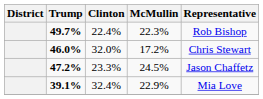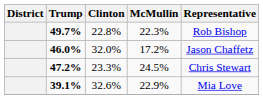(106, 31) 22.4% -> (106, 31) 22.8%
(220, 49) Chris Stewart -> (220, 49) Jason Chaffetz
(220, 67) Jason Chaffetz -> (220, 67) Chris Stewart
(106, 85) 32.4% -> (106, 85) 32.6%
